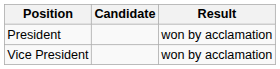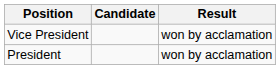rows swapped: (34, 34) <-> (48, 54)
